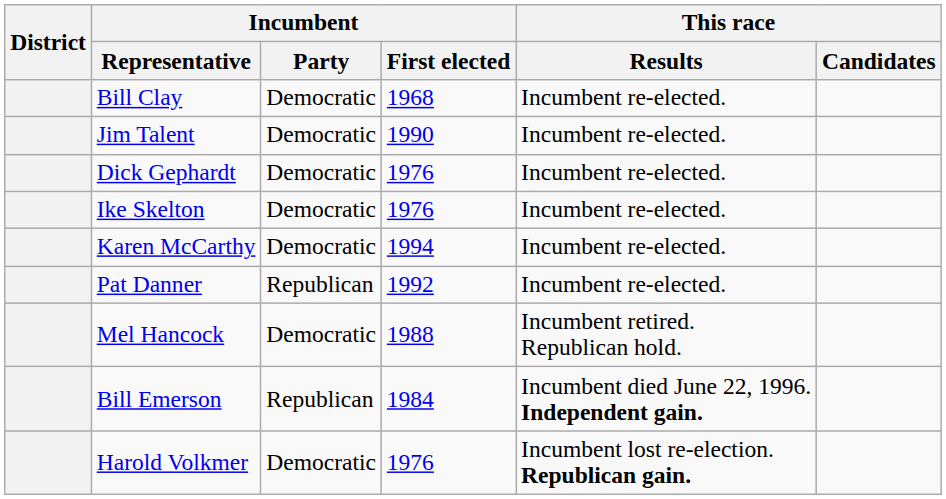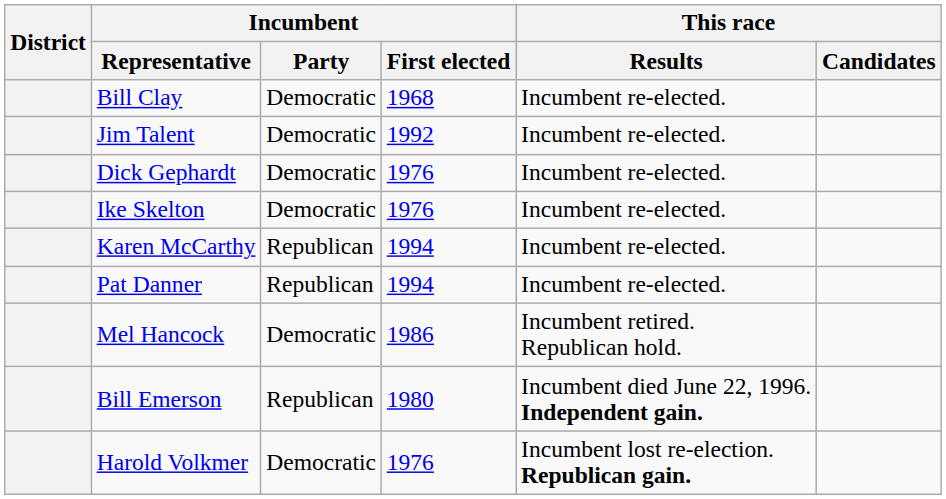(410, 135) 1990 -> (410, 135) 1992
(321, 246) Democratic -> (320, 246) Republican
(410, 284) 1992 -> (410, 284) 1994
(410, 334) 1988 -> (410, 334) 1986
(410, 398) 1984 -> (410, 398) 1980
